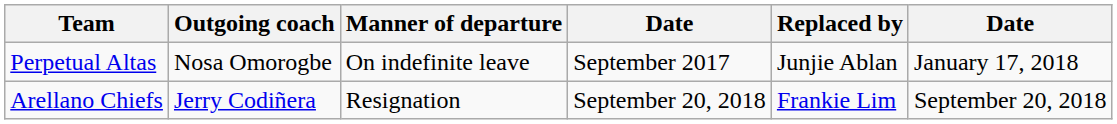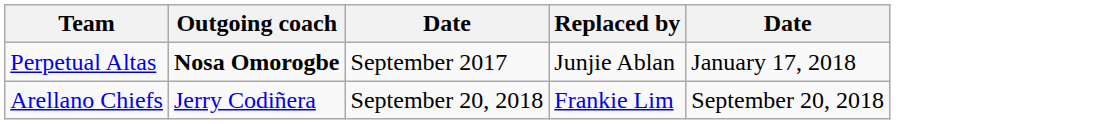- column: (454, 23)
(253, 61) normal -> (257, 61) bold
